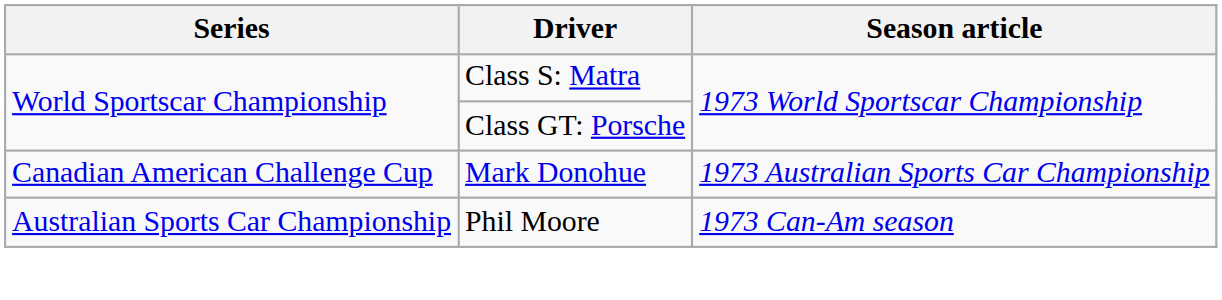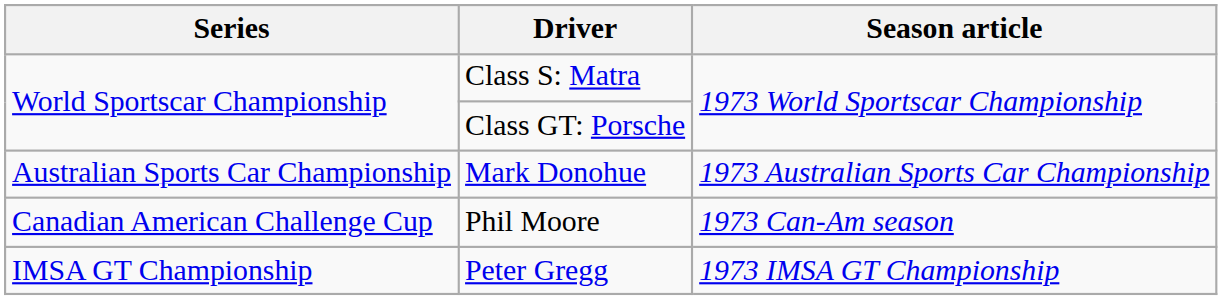(222, 173) Canadian American Challenge Cup -> (232, 173) Australian Sports Car Championship
(232, 221) Australian Sports Car Championship -> (222, 221) Canadian American Challenge Cup
+ row: (537, 269)
